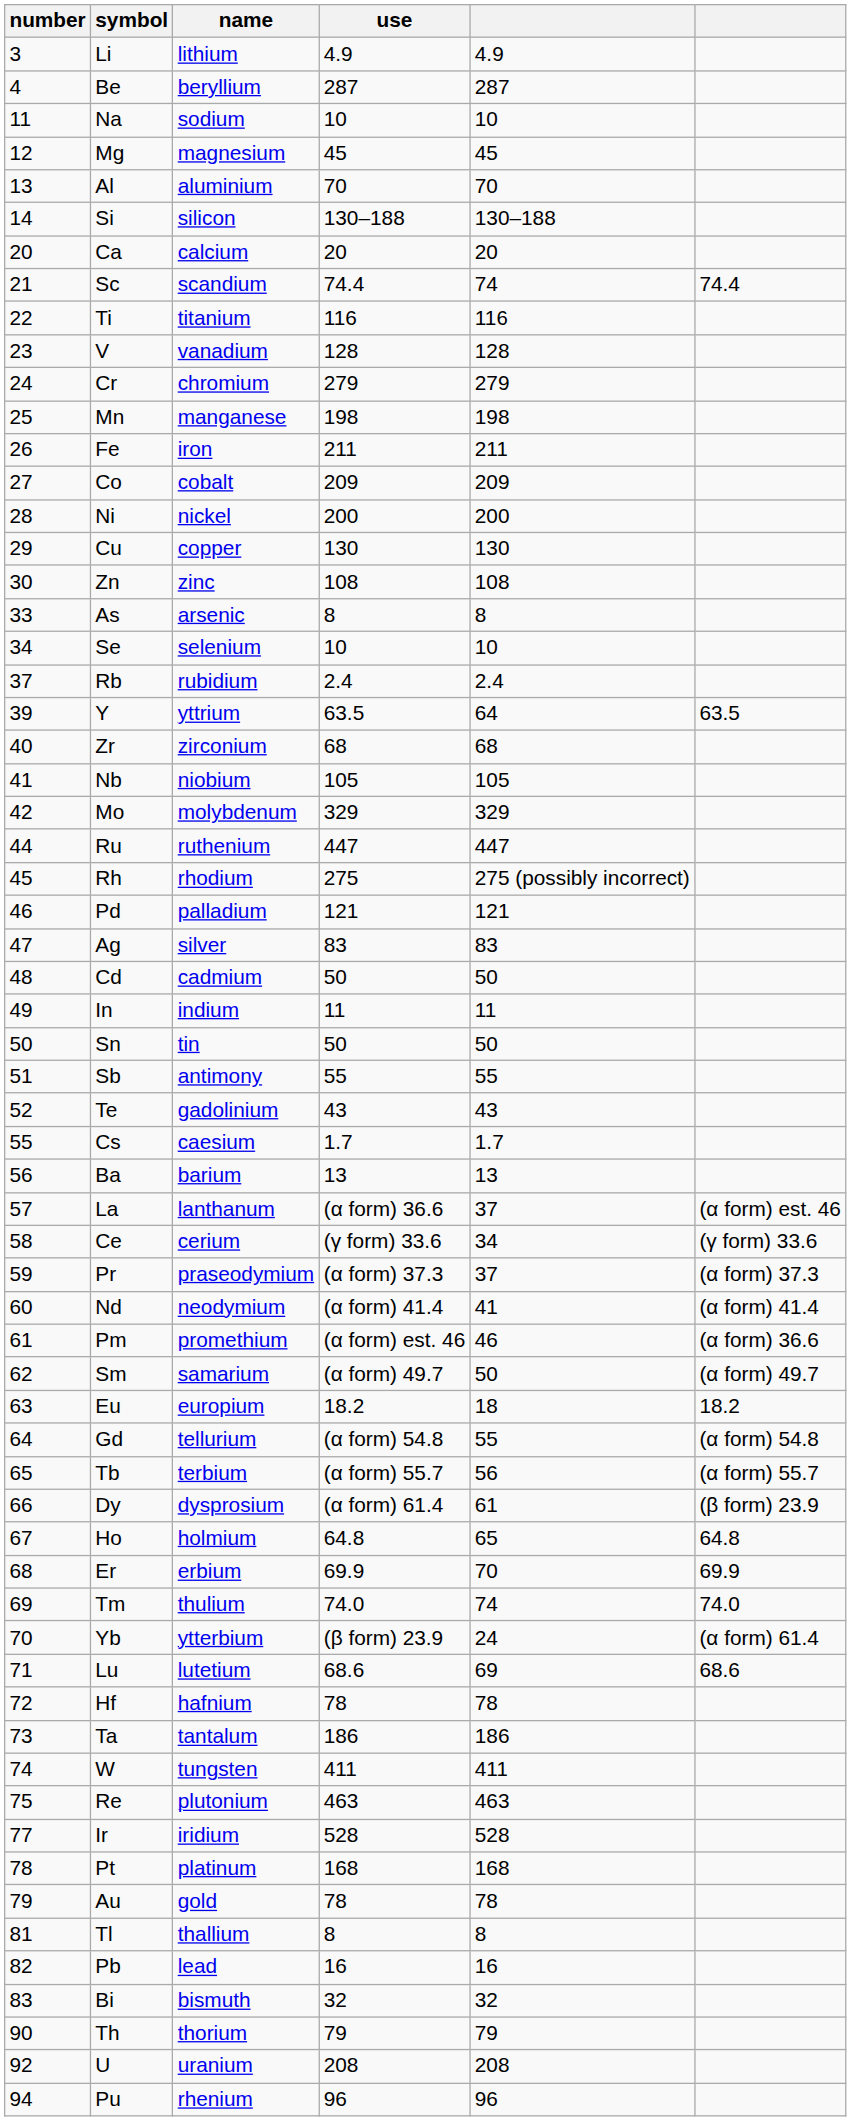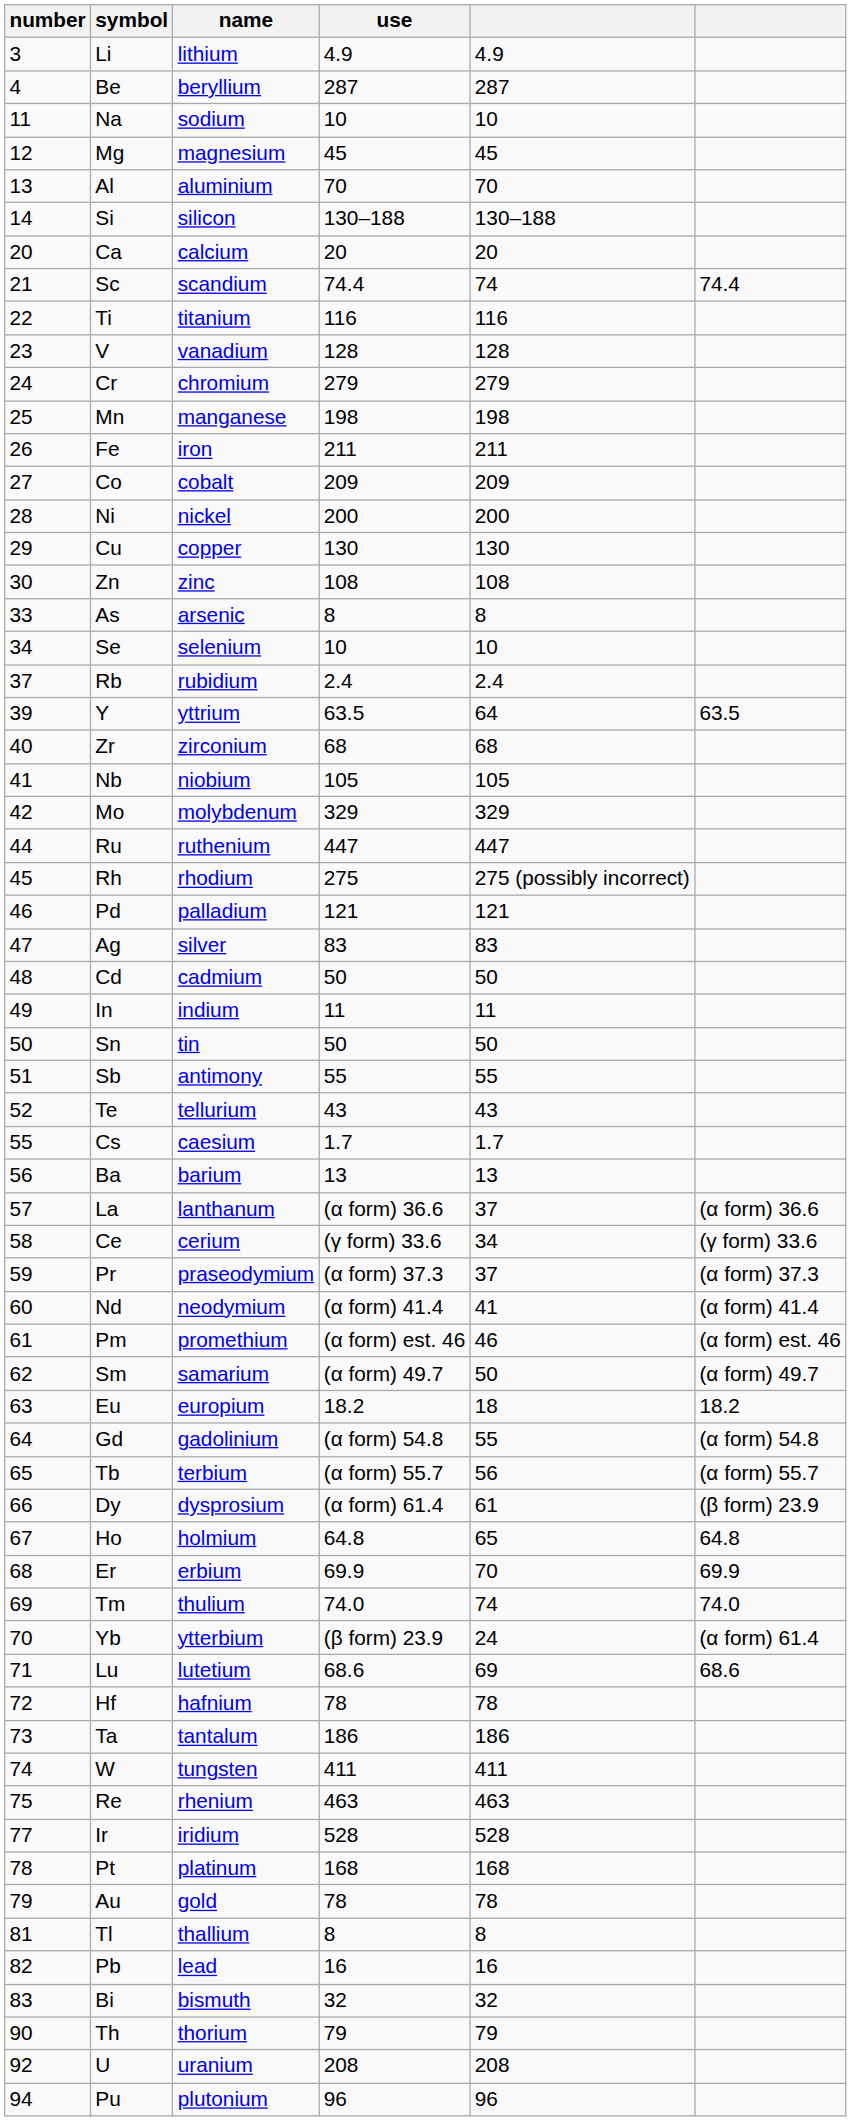(228, 1109) gadolinium -> (217, 1109) tellurium
(770, 1208) (α form) est. 46 -> (759, 1208) (α form) 36.6
(759, 1340) (α form) 36.6 -> (770, 1340) (α form) est. 46
(217, 1439) tellurium -> (228, 1439) gadolinium
(223, 1802) plutonium -> (215, 1802) rhenium
(215, 2099) rhenium -> (223, 2099) plutonium
